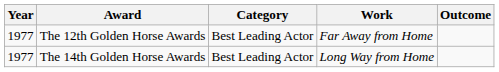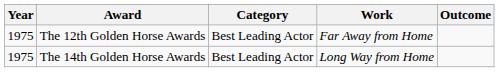(21, 35) 1977 -> (21, 35) 1975
(21, 56) 1977 -> (21, 56) 1975
